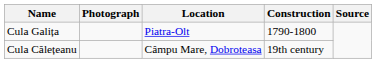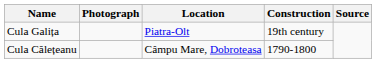(291, 31) 1790-1800 -> (295, 31) 19th century
(295, 49) 19th century -> (291, 49) 1790-1800
